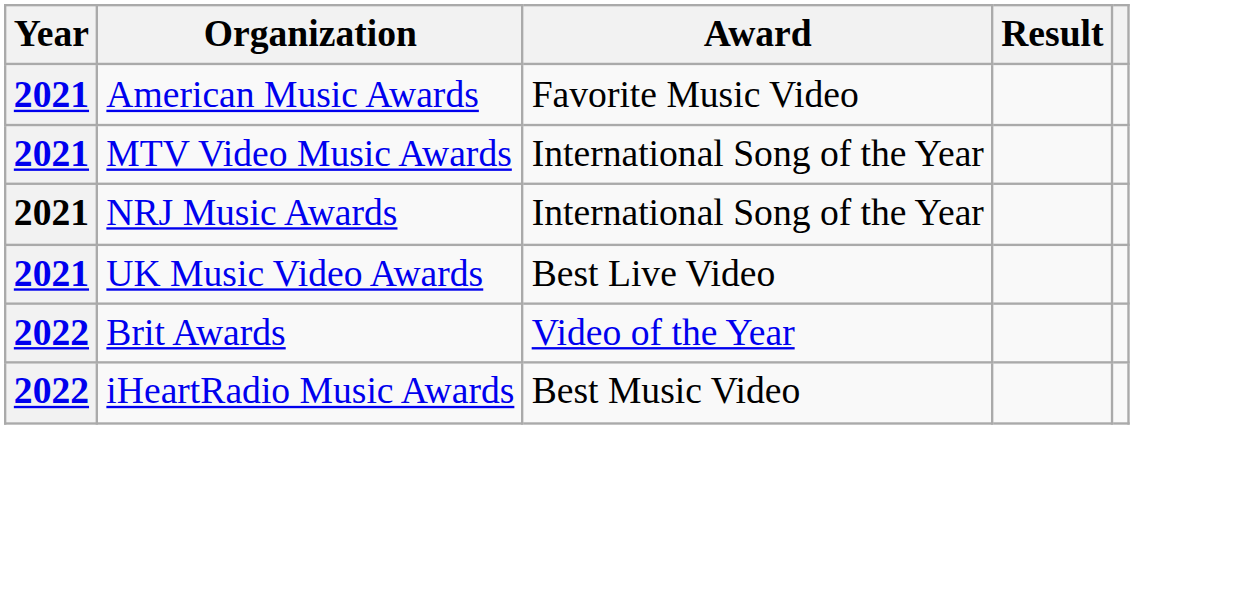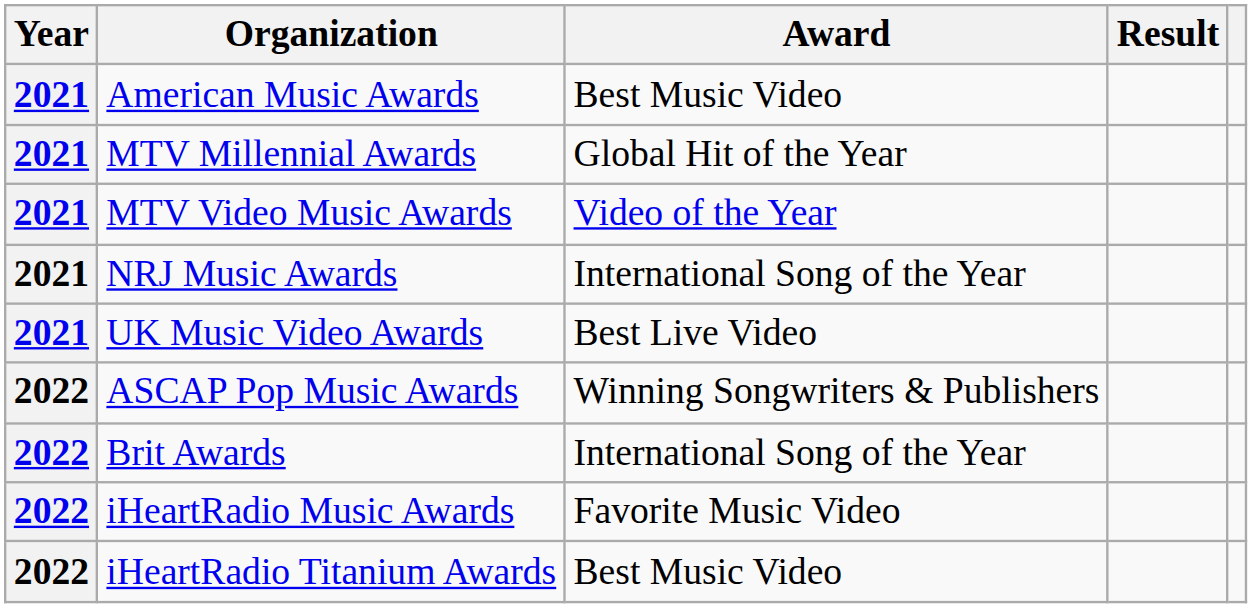(695, 93) Favorite Music Video -> (708, 93) Best Music Video
+ row: (291, 153)
(758, 153) International Song of the Year -> (705, 213) Video of the Year
+ row: (312, 392)
(663, 332) Video of the Year -> (800, 451) International Song of the Year
(666, 392) Best Music Video -> (737, 511) Favorite Music Video
+ row: (331, 570)
